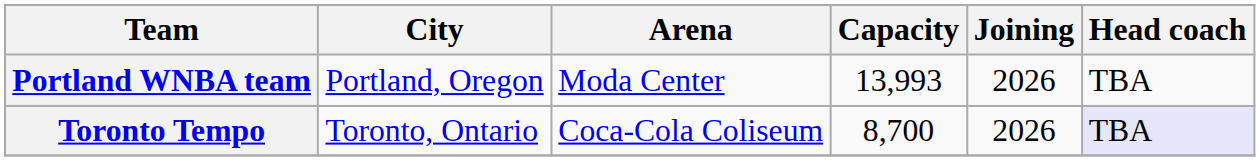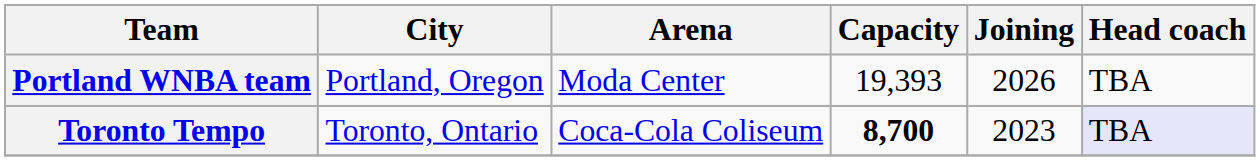(898, 79) 13,993 -> (898, 79) 19,393
(898, 130) normal -> (898, 130) bold
(1024, 130) 2026 -> (1024, 130) 2023
